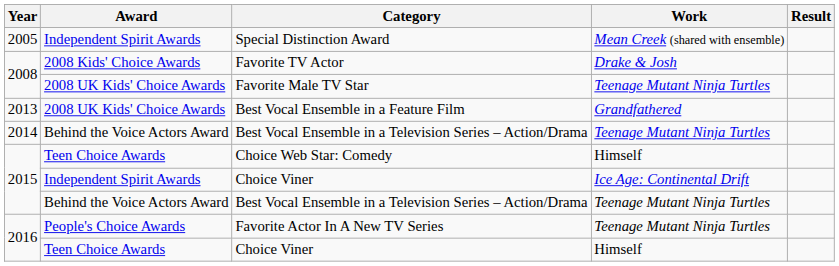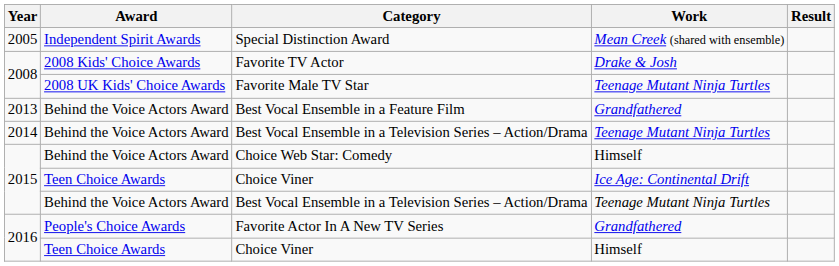(135, 109) 2008 UK Kids' Choice Awards -> (136, 109) Behind the Voice Actors Award
(105, 156) Teen Choice Awards -> (136, 156) Behind the Voice Actors Award
(122, 179) Independent Spirit Awards -> (105, 179) Teen Choice Awards
(682, 226) Teenage Mutant Ninja Turtles -> (638, 226) Grandfathered
